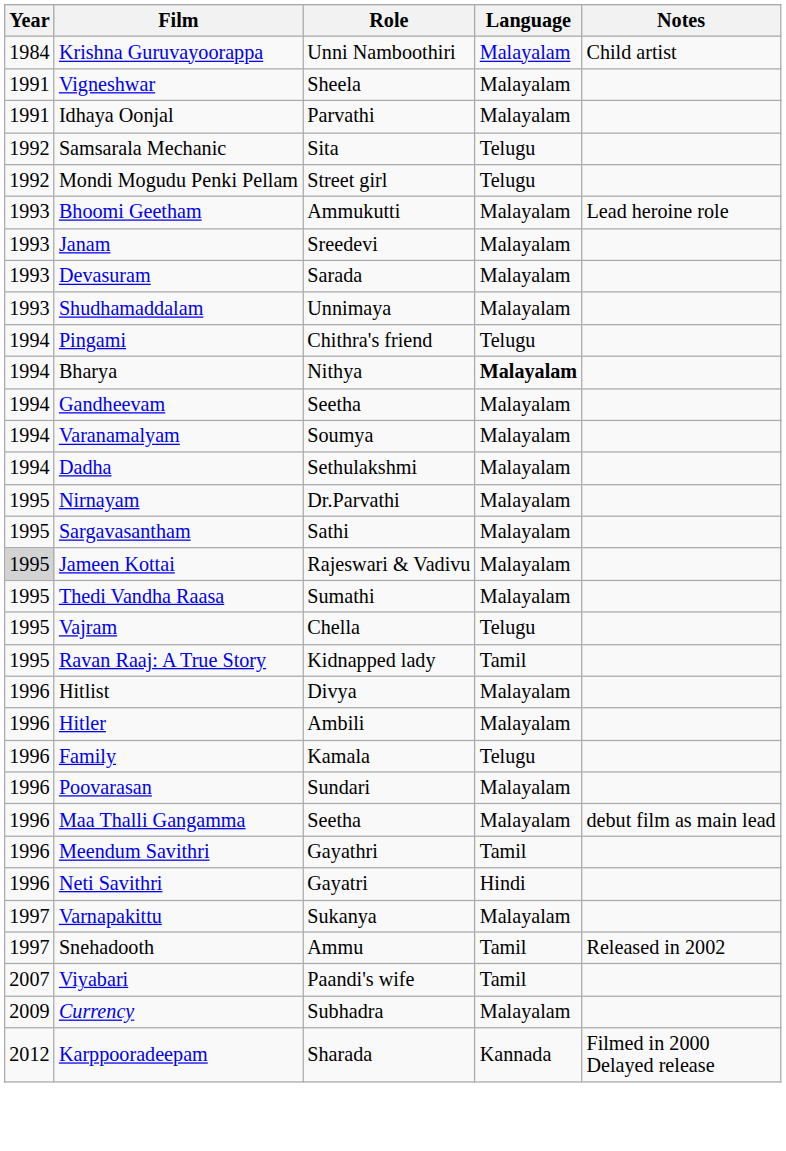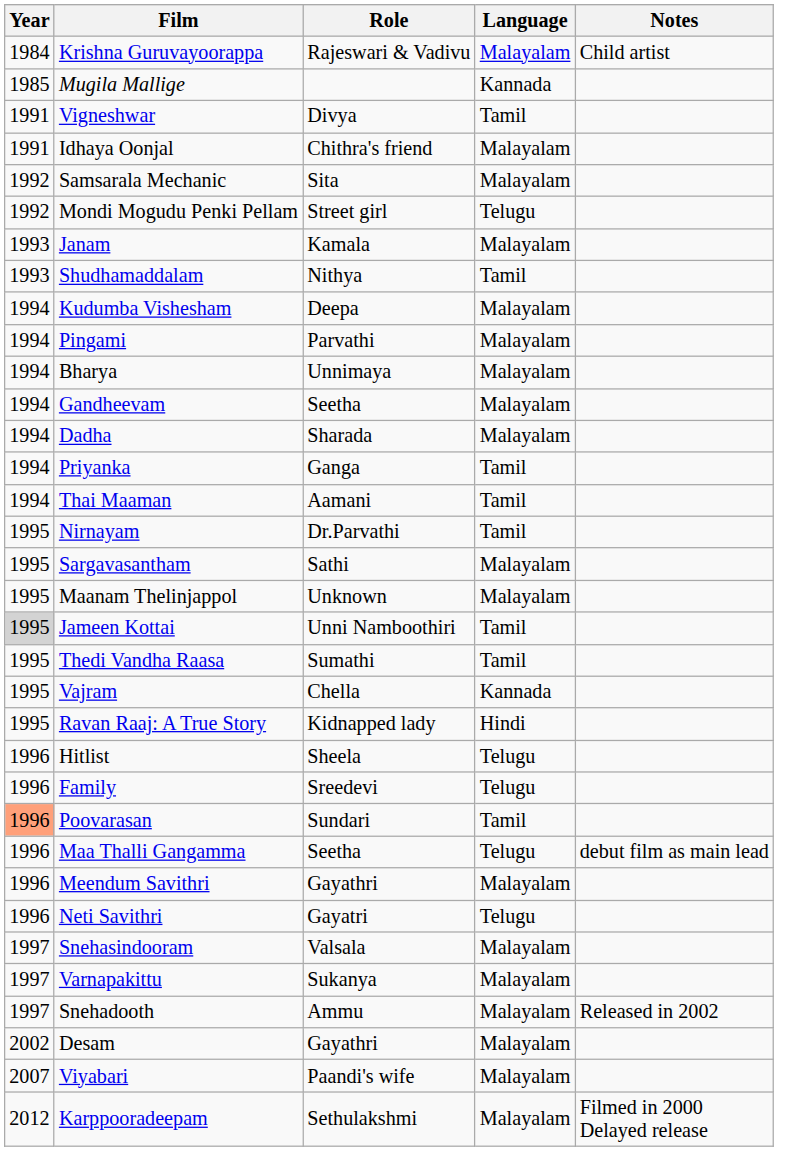(381, 52) Unni Namboothiri -> (389, 52) Rajeswari & Vadivu
+ row: (122, 84)
(334, 84) Sheela -> (332, 116) Divya
(525, 84) Malayalam -> (503, 116) Tamil
(341, 116) Parvathi -> (370, 148) Chithra's friend
(508, 148) Telugu -> (525, 180) Malayalam
- row: (130, 212)
(343, 244) Sreedevi -> (339, 244) Kamala
- row: (105, 276)
(349, 308) Unnimaya -> (335, 276) Nithya
(525, 308) Malayalam -> (503, 276) Tamil
+ row: (145, 308)
(370, 340) Chithra's friend -> (341, 340) Parvathi
(508, 340) Telugu -> (525, 340) Malayalam
(335, 372) Nithya -> (349, 372) Unnimaya
(528, 372) bold -> (525, 372) normal
- row: (119, 436)
(362, 468) Sethulakshmi -> (340, 436) Sharada
+ row: (95, 468)
+ row: (115, 500)
(525, 500) Malayalam -> (503, 532) Tamil
+ row: (148, 595)
(389, 564) Rajeswari & Vadivu -> (381, 627) Unni Namboothiri
(525, 564) Malayalam -> (503, 627) Tamil
(525, 595) Malayalam -> (503, 659) Tamil
(508, 627) Telugu -> (516, 691) Kannada
(503, 659) Tamil -> (503, 723) Hindi
(332, 691) Divya -> (334, 755) Sheela
(525, 691) Malayalam -> (508, 755) Telugu
- row: (82, 723)
(339, 755) Kamala -> (343, 787) Sreedevi
(29, 787) no background -> (29, 819) lightsalmon background
(525, 787) Malayalam -> (503, 819) Tamil
(525, 819) Malayalam -> (508, 851) Telugu
(503, 851) Tamil -> (525, 883) Malayalam
(503, 883) Hindi -> (508, 915) Telugu
+ row: (126, 947)
(503, 947) Tamil -> (525, 1011) Malayalam
+ row: (87, 1043)
(503, 979) Tamil -> (525, 1075) Malayalam
- row: (97, 1011)
(340, 1054) Sharada -> (362, 1118) Sethulakshmi
(516, 1054) Kannada -> (525, 1118) Malayalam
